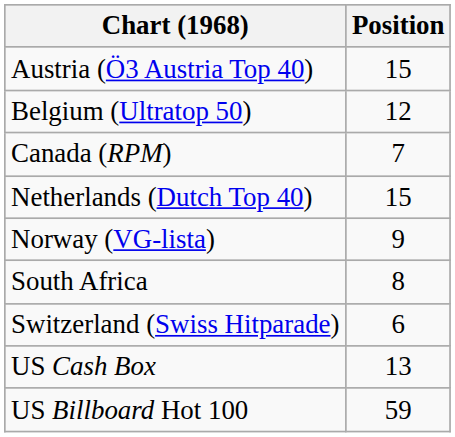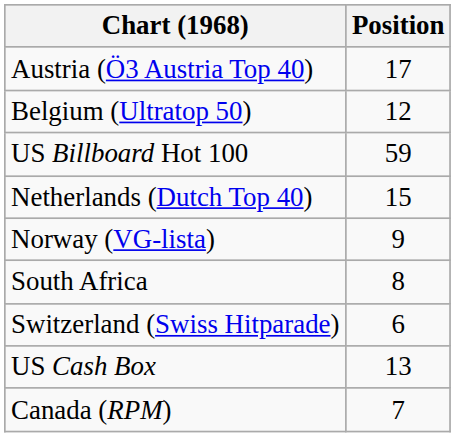(398, 68) 15 -> (398, 68) 17
rows swapped: (91, 153) <-> (130, 409)
